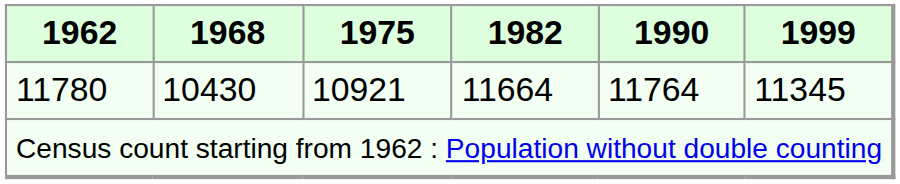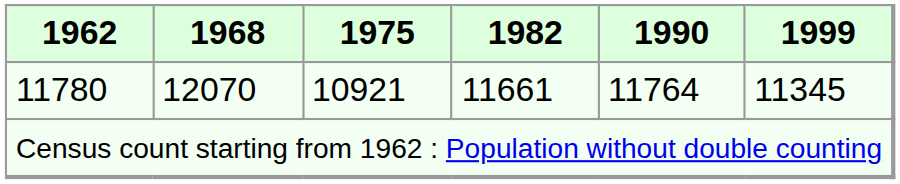(209, 89) 10430 -> (209, 89) 12070
(507, 89) 11664 -> (507, 89) 11661
